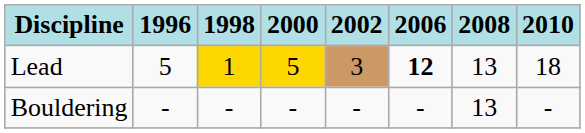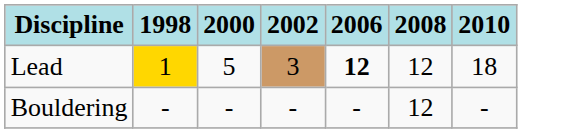- column: (165, 25)
(293, 66) gold background -> (229, 66) no background
(484, 66) 13 -> (420, 66) 12
(484, 107) 13 -> (420, 107) 12
